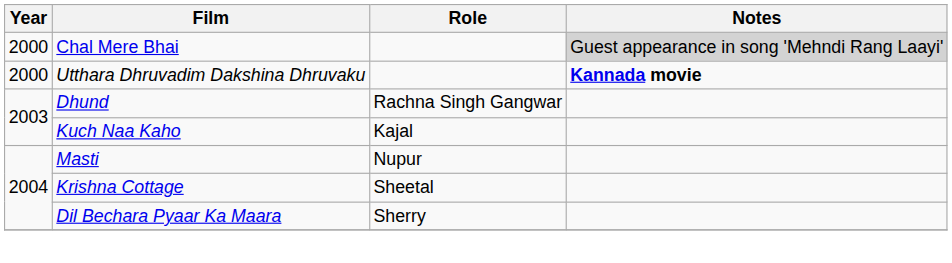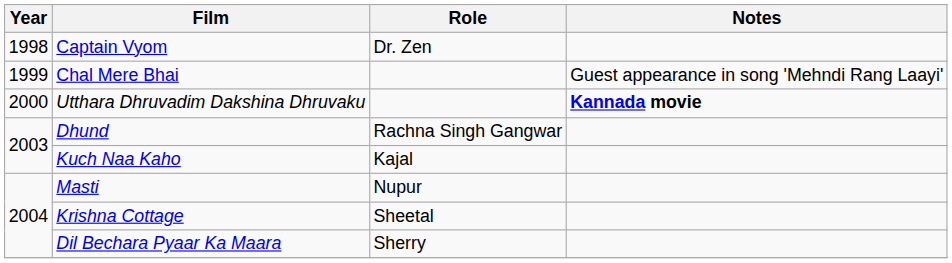+ row: (112, 46)
(28, 46) 2000 -> (28, 74) 1999
(757, 46) lightgrey background -> (757, 74) no background
